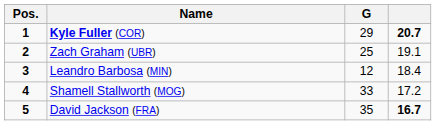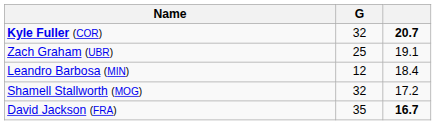- column: (26, 14)
(367, 33) 29 -> (359, 33) 32
(367, 91) 33 -> (359, 91) 32
